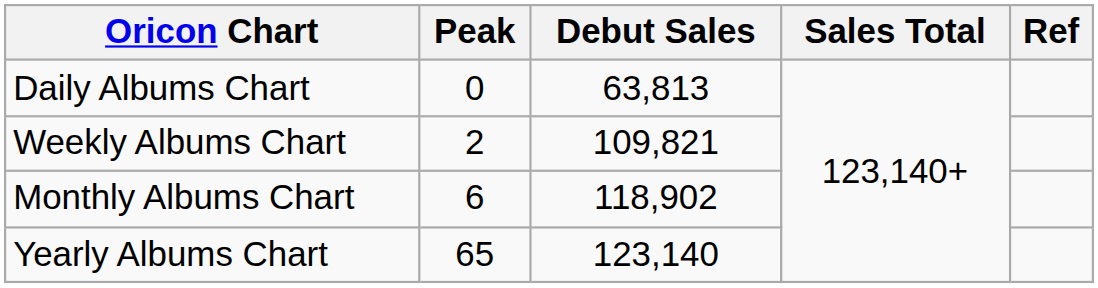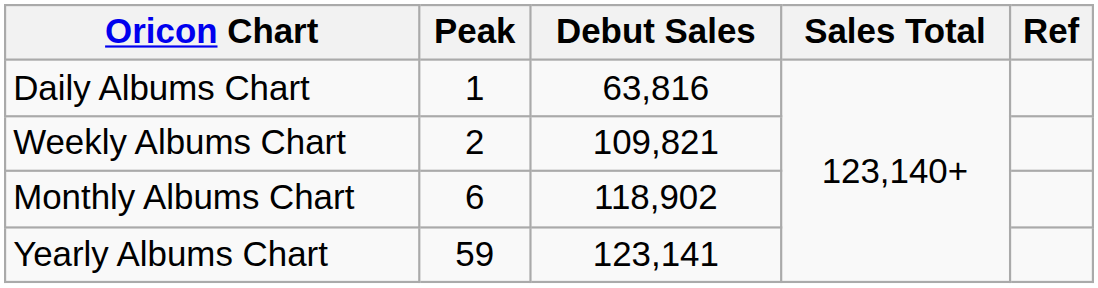(475, 87) 0 -> (475, 87) 1
(656, 87) 63,813 -> (656, 87) 63,816
(475, 253) 65 -> (475, 253) 59
(656, 253) 123,140 -> (656, 253) 123,141
